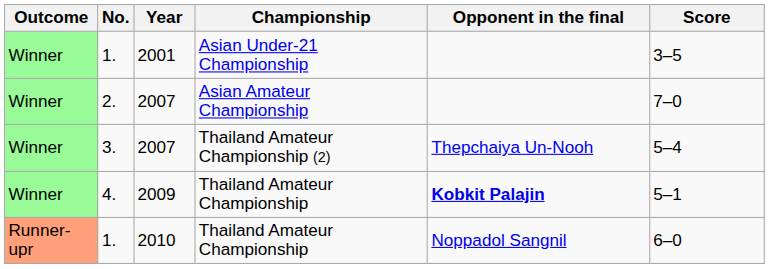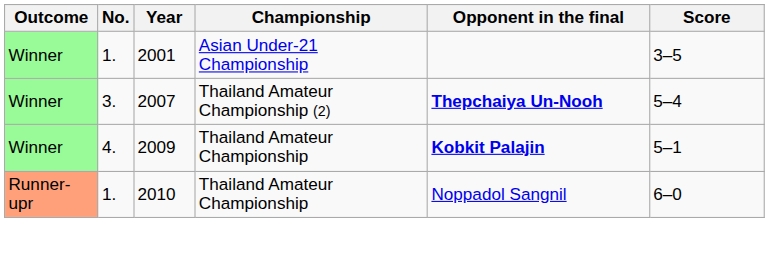- row: (109, 101)
(512, 147) normal -> (517, 101) bold
